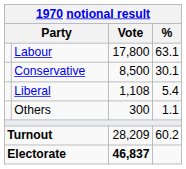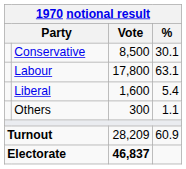rows swapped: (33, 52) <-> (50, 71)
(134, 91) 1,108 -> (134, 91) 1,600
(167, 135) 60.2 -> (167, 135) 60.9
